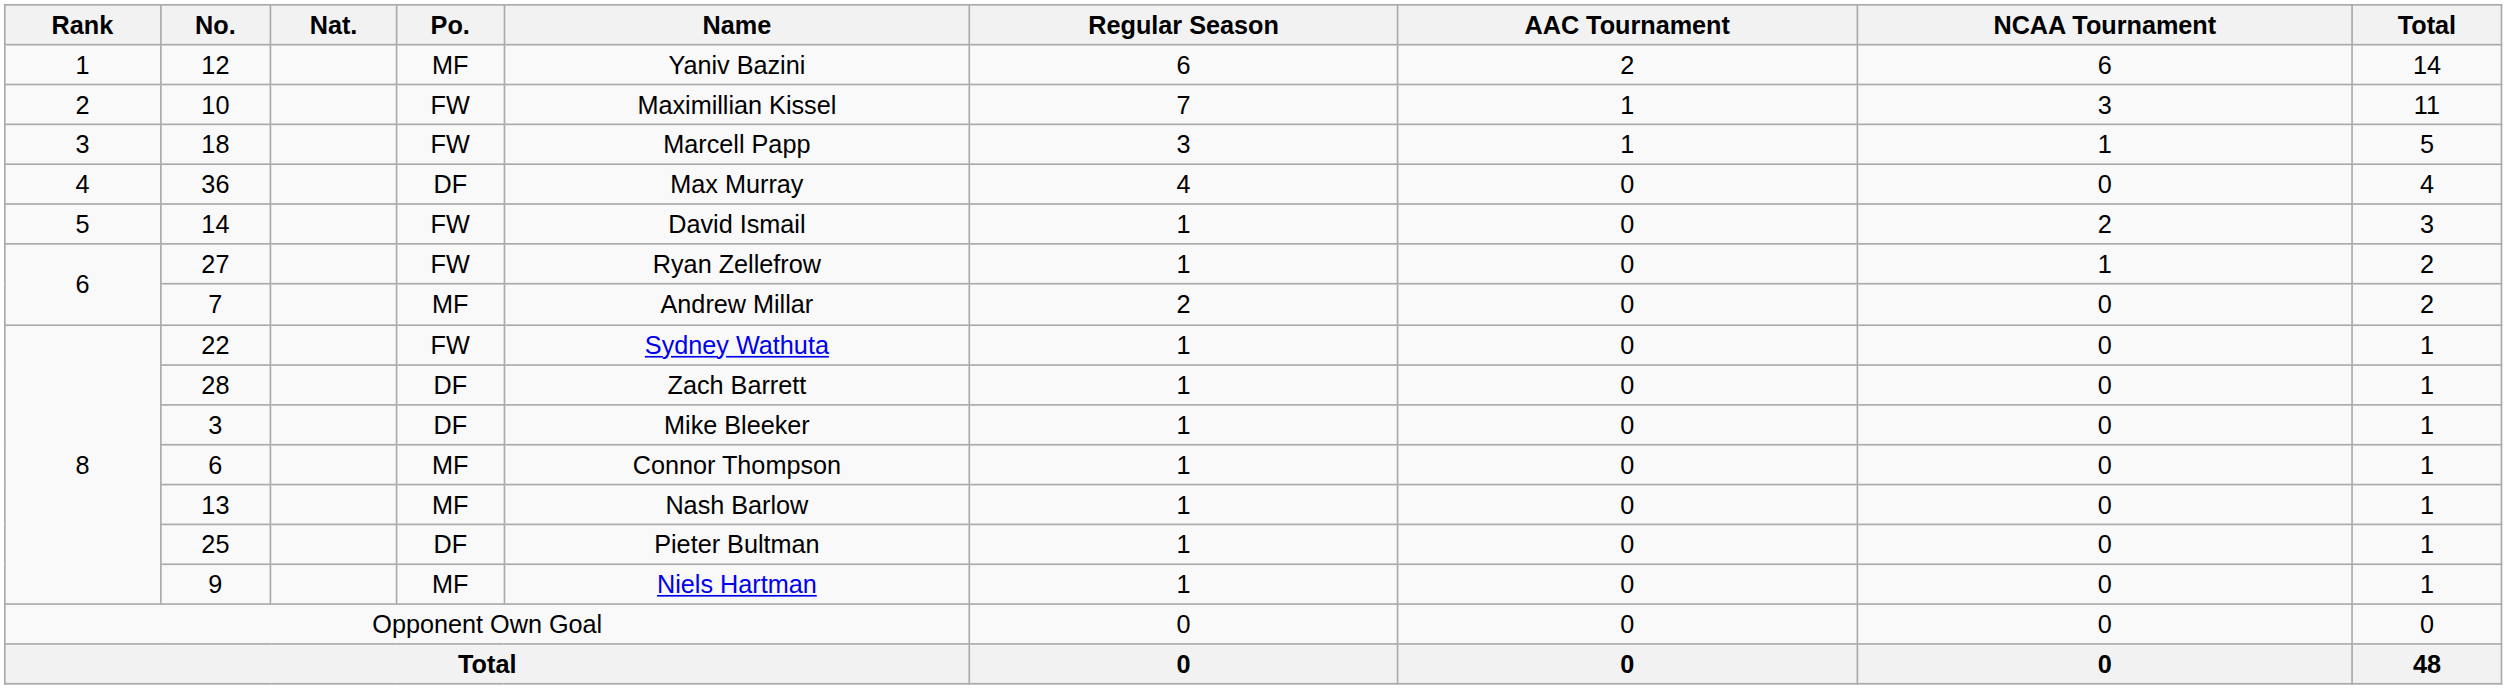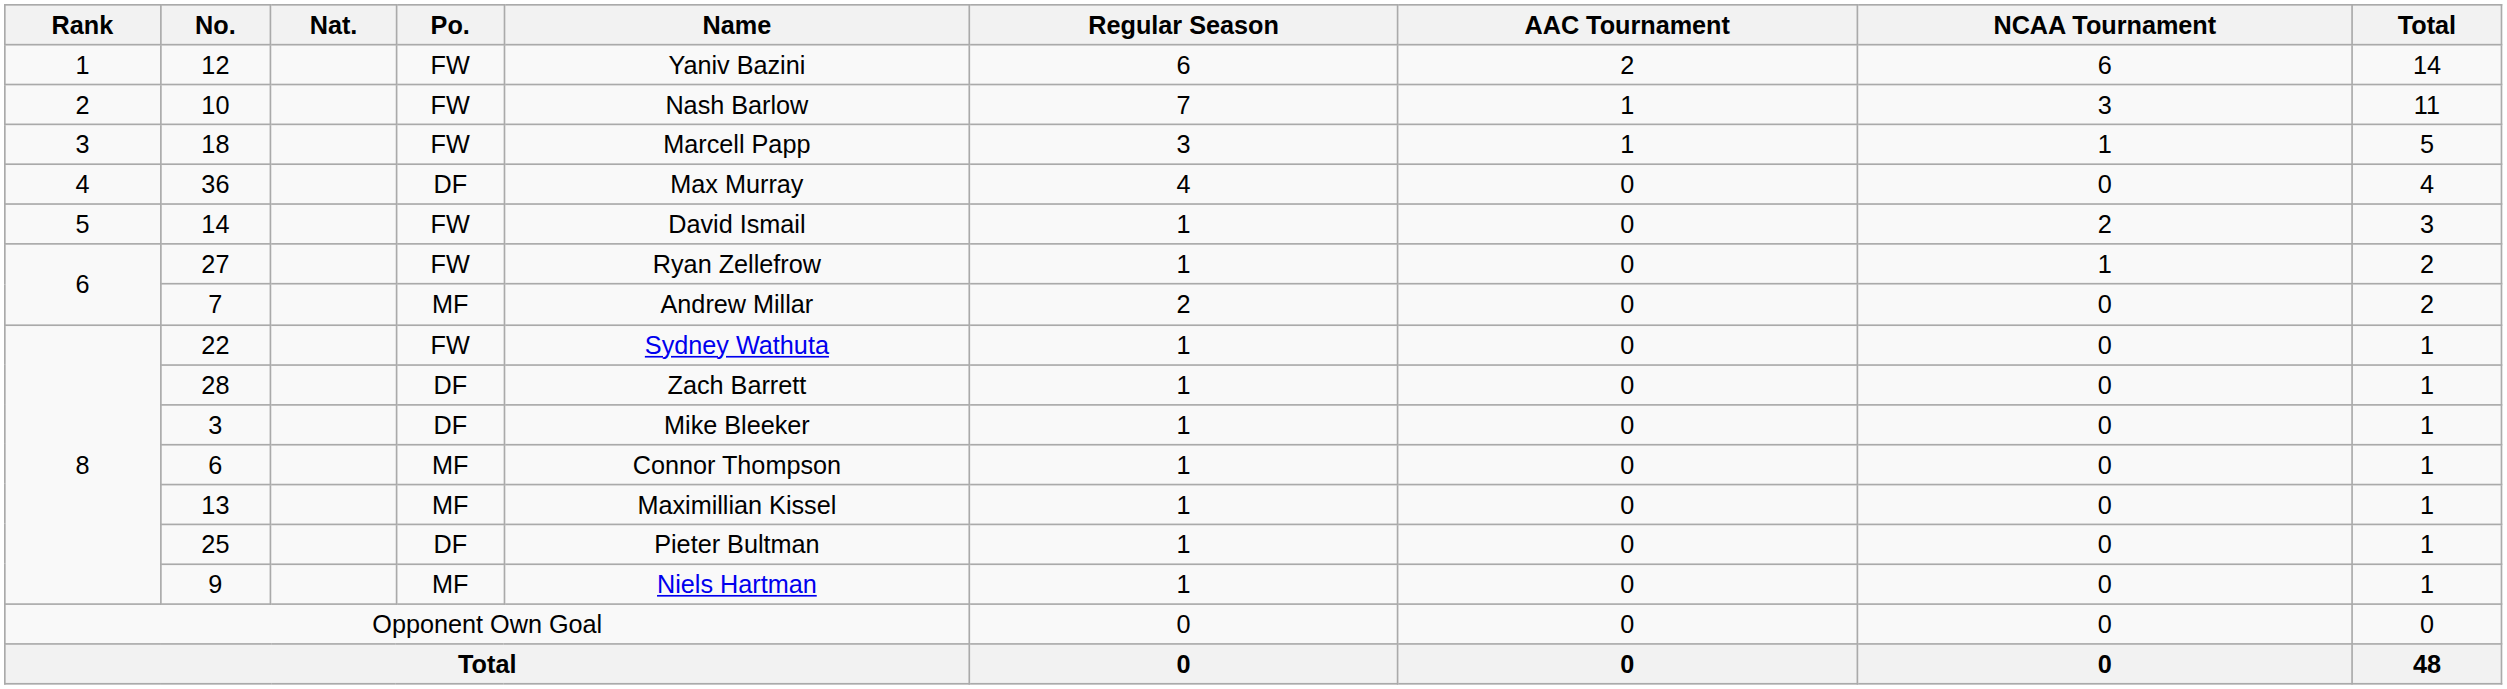(450, 65) MF -> (450, 65) FW
(737, 105) Maximillian Kissel -> (737, 105) Nash Barlow
(737, 504) Nash Barlow -> (737, 504) Maximillian Kissel
